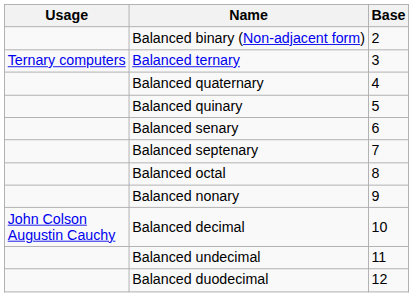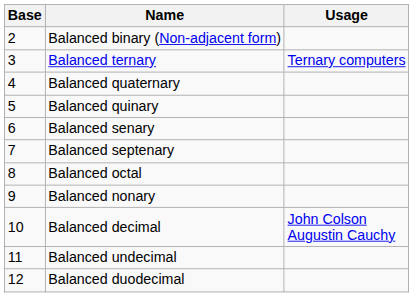columns swapped: (389, 15) <-> (67, 15)
